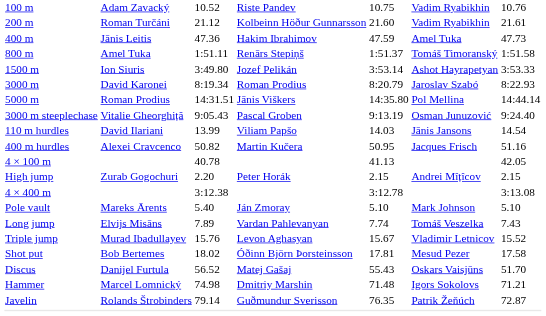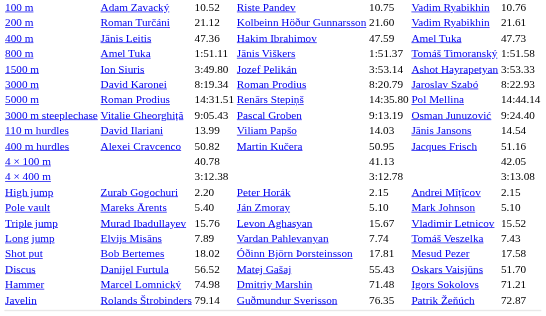(270, 53) Renārs Stepiņš -> (266, 53) Jānis Viškers
(266, 99) Jānis Viškers -> (270, 99) Renārs Stepiņš
rows swapped: (28, 192) <-> (29, 176)
rows swapped: (30, 223) <-> (31, 238)
